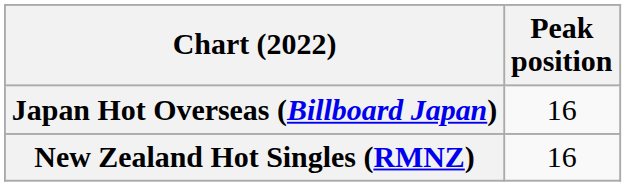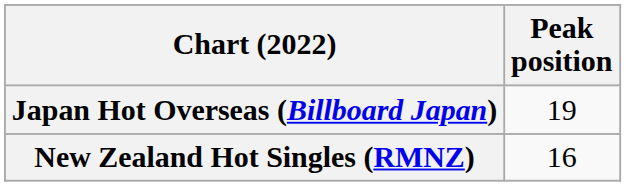(562, 109) 16 -> (562, 109) 19
